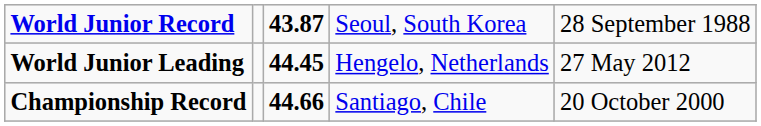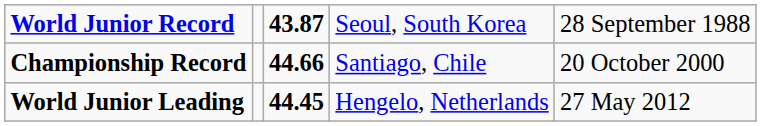rows swapped: (128, 101) <-> (127, 62)
